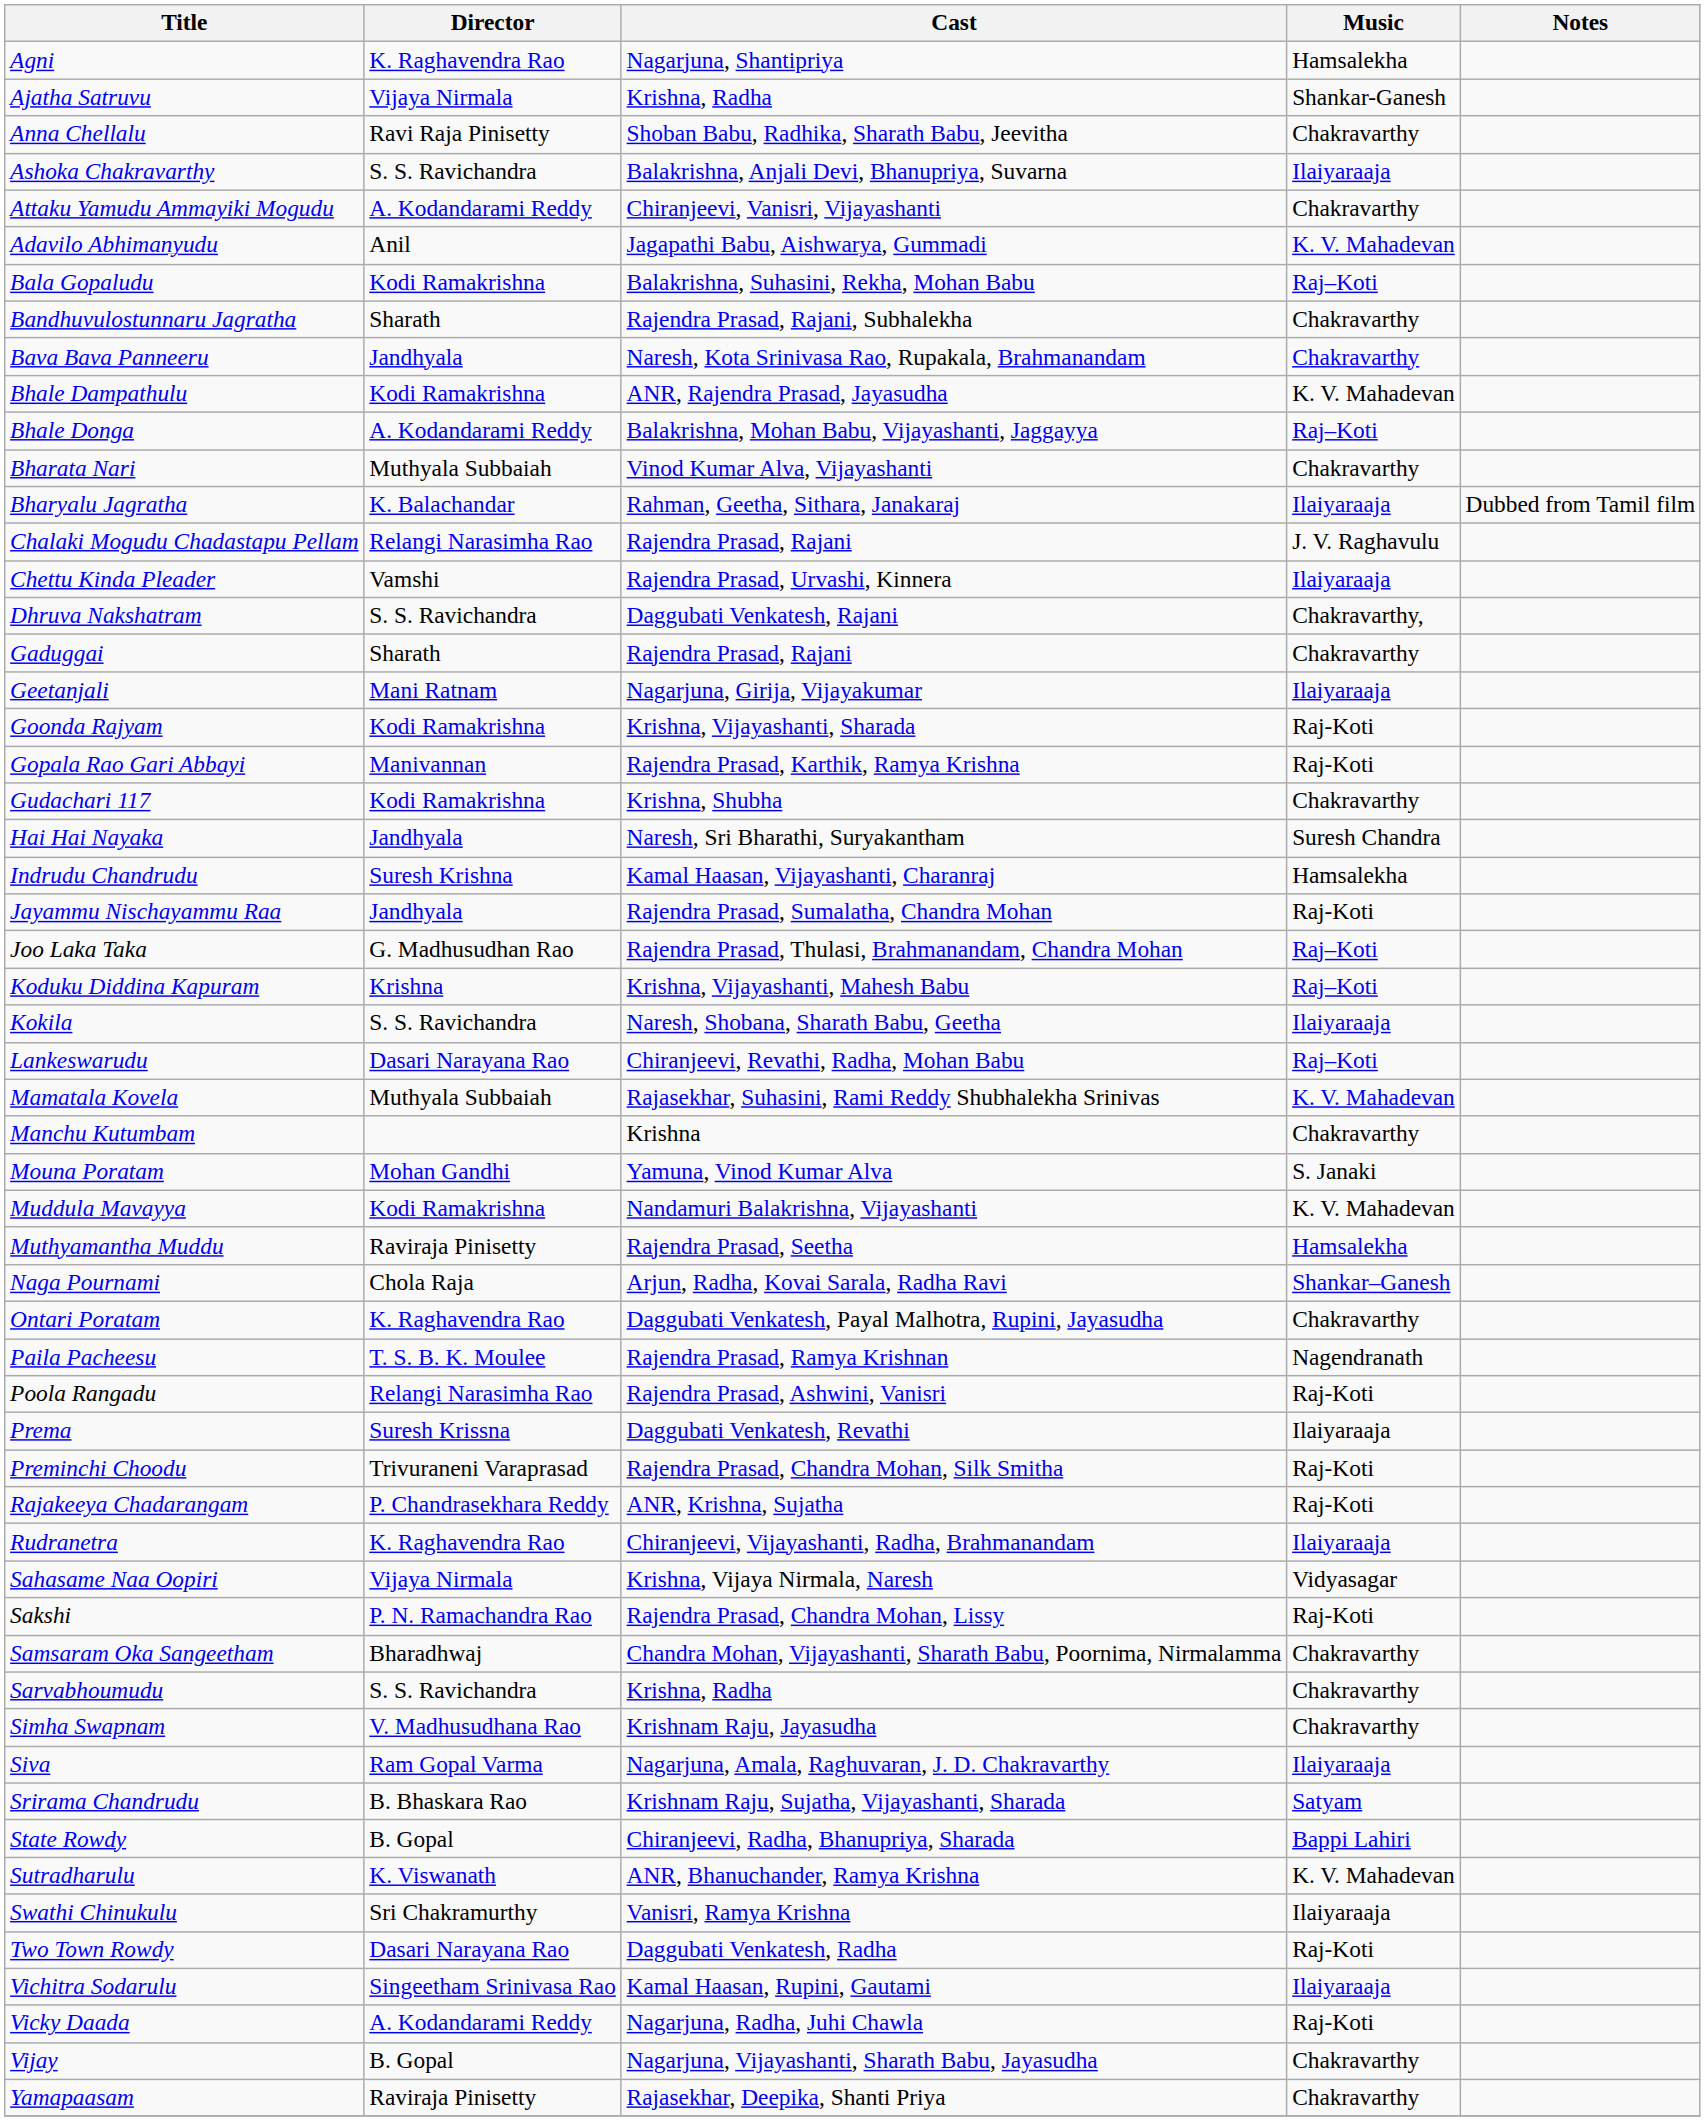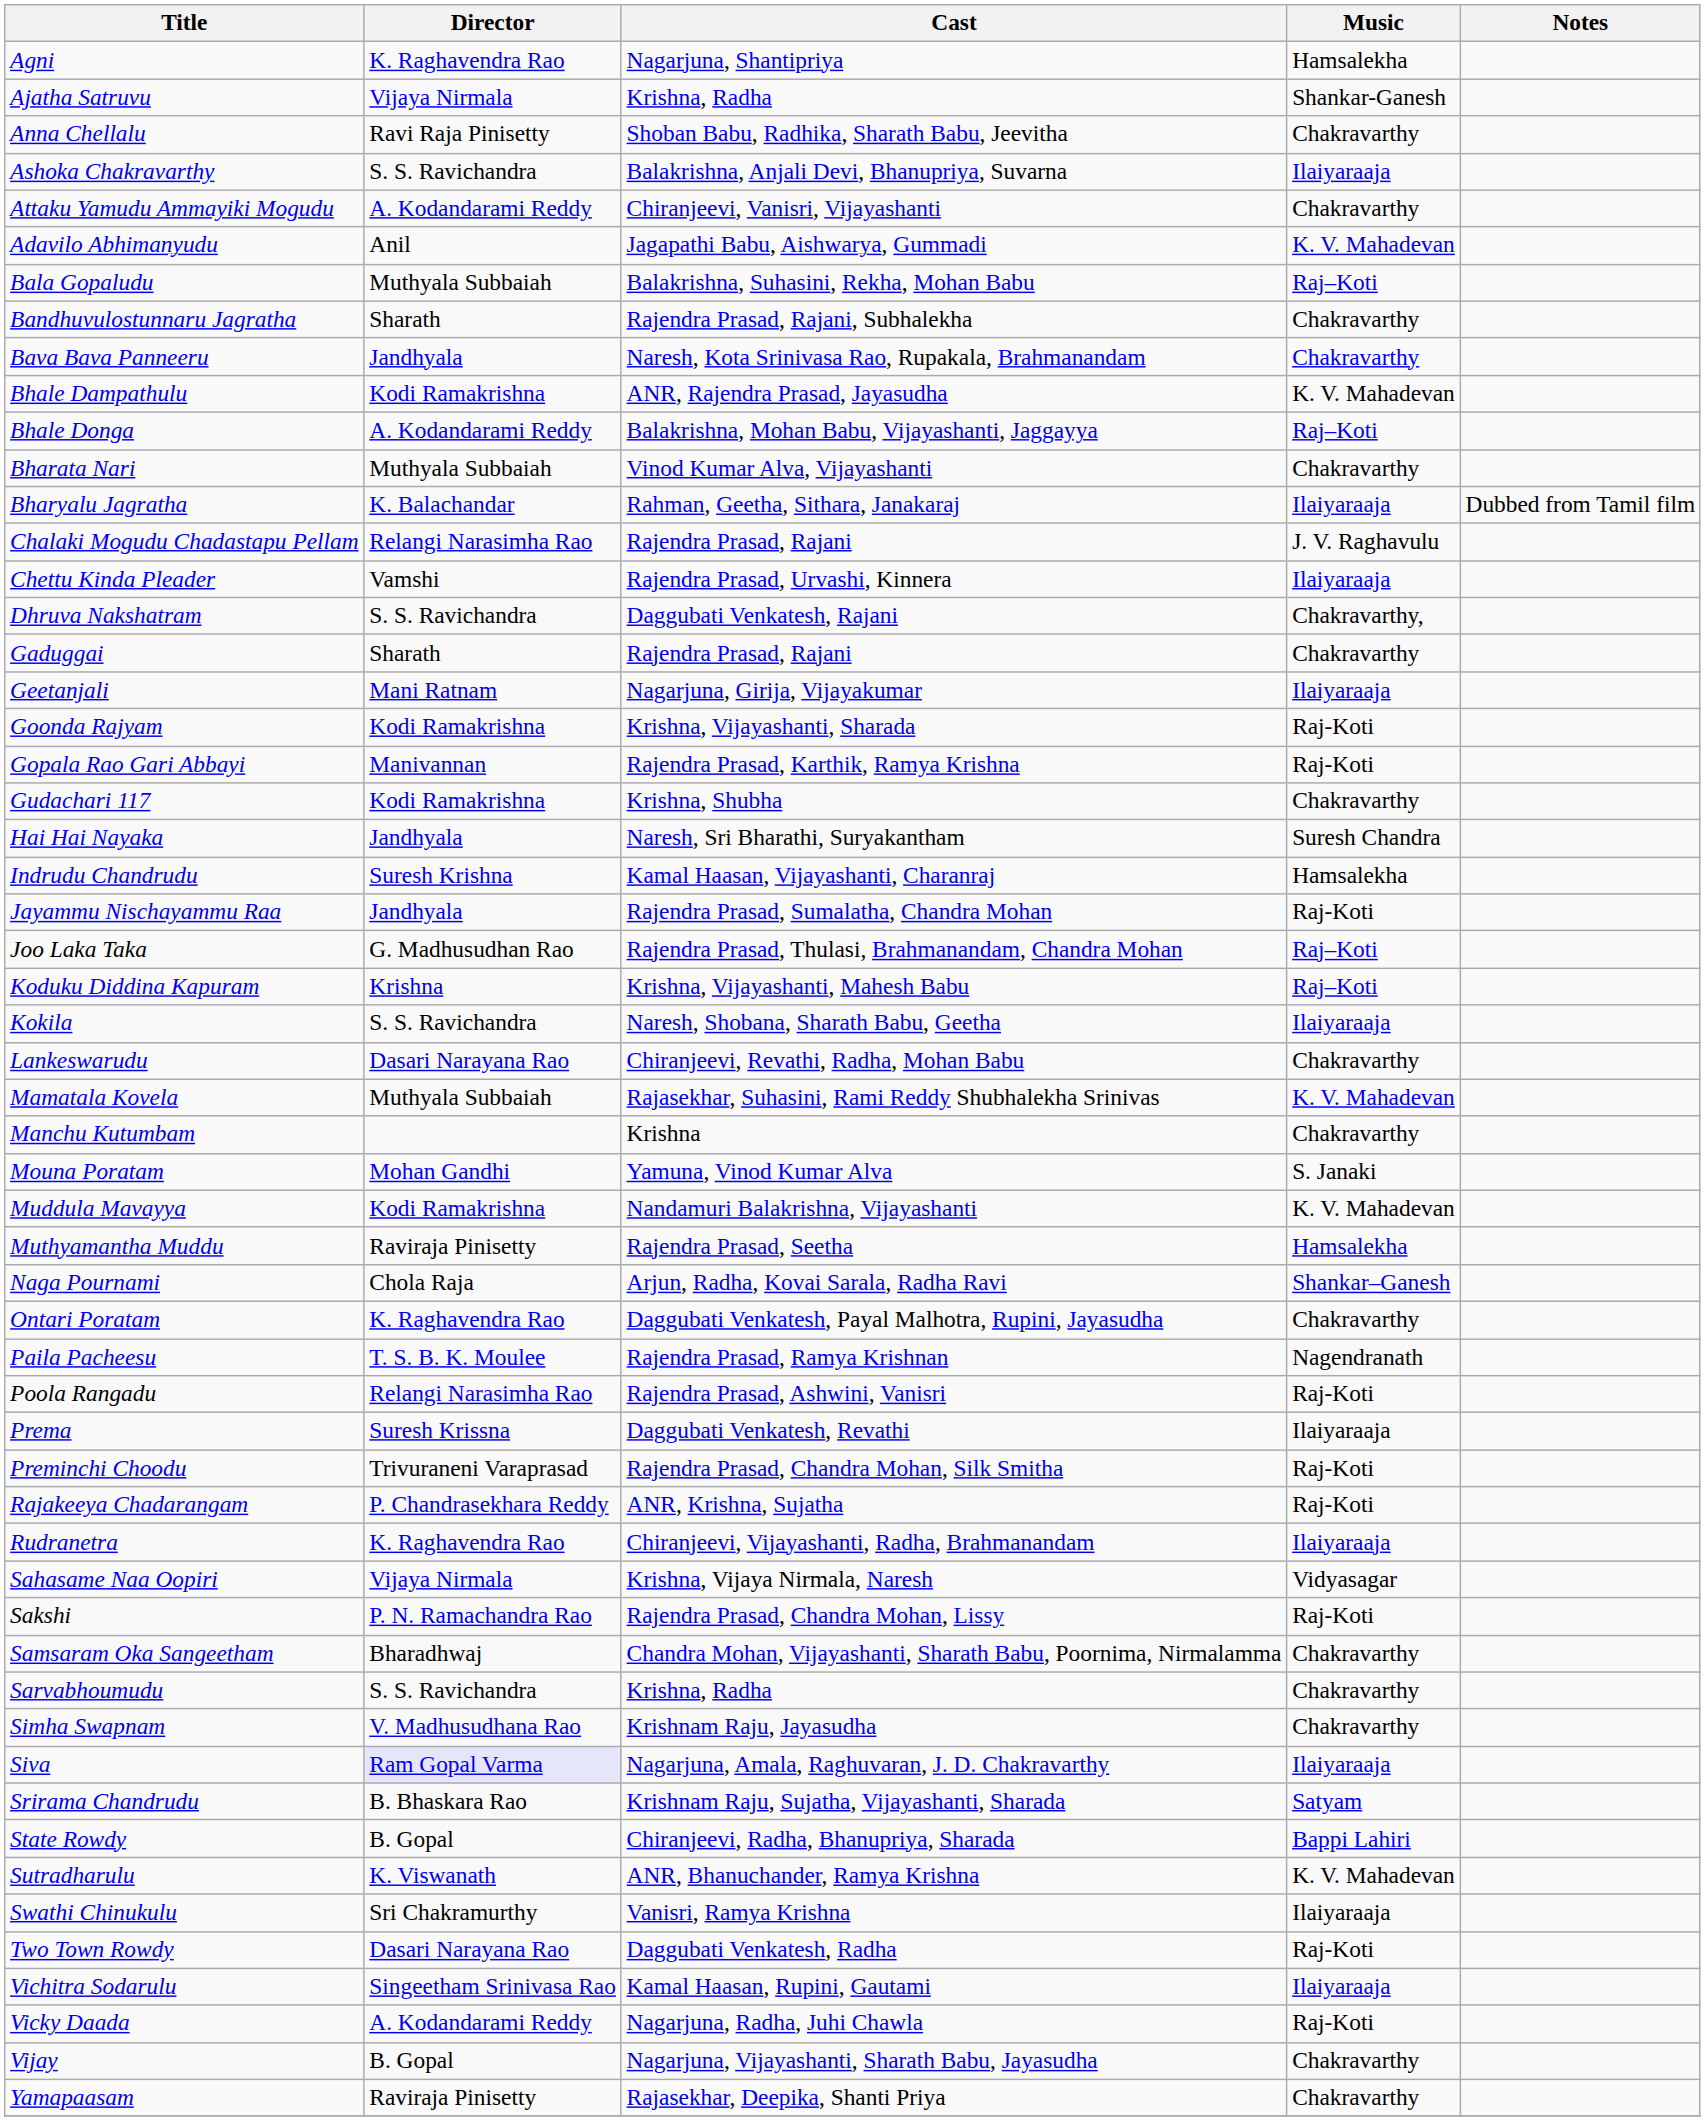(457, 282) Kodi Ramakrishna -> (460, 282) Muthyala Subbaiah
(1335, 1060) Raj–Koti -> (1356, 1060) Chakravarthy
(456, 1764) no background -> (456, 1764) lavender background
